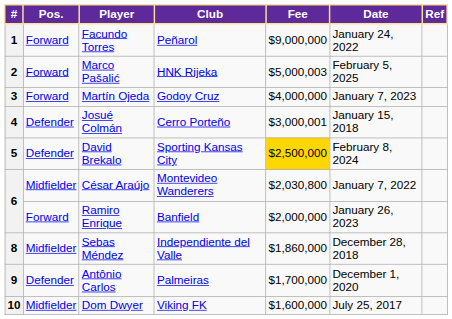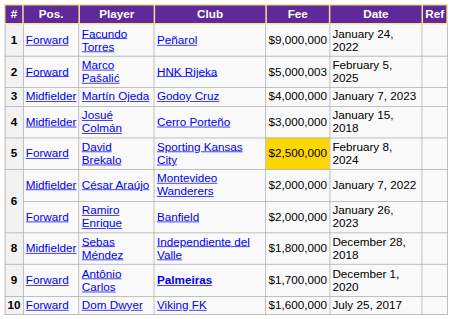(47, 97) Forward -> (51, 97) Midfielder
(50, 122) Defender -> (51, 122) Midfielder
(298, 122) $3,000,001 -> (298, 122) $3,000,000
(50, 153) Defender -> (47, 153) Forward
(298, 185) $2,030,800 -> (298, 185) $2,000,000
(298, 248) $1,860,000 -> (298, 248) $1,800,000
(50, 280) Defender -> (47, 280) Forward
(183, 280) normal -> (185, 280) bold
(51, 305) Midfielder -> (47, 305) Forward
